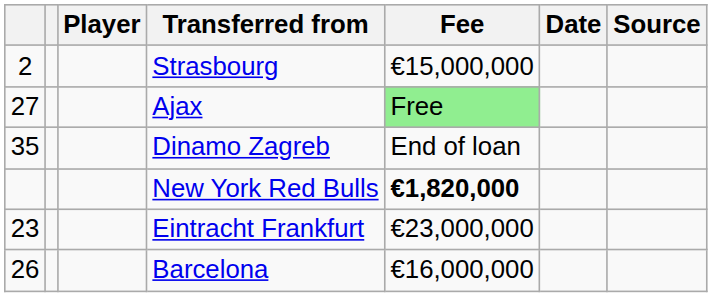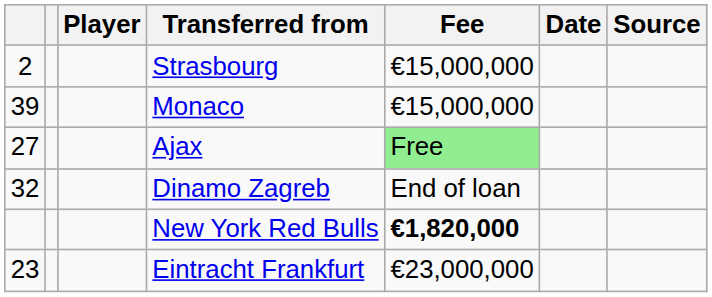+ row: (198, 106)
(25, 147) 35 -> (25, 188) 32
- row: (210, 270)
